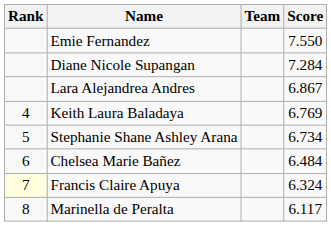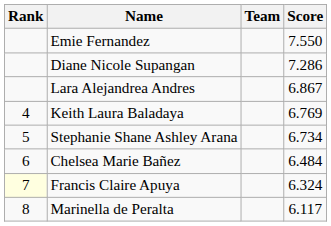(305, 64) 7.284 -> (305, 64) 7.286
